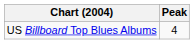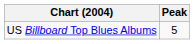(174, 30) 4 -> (174, 30) 5
